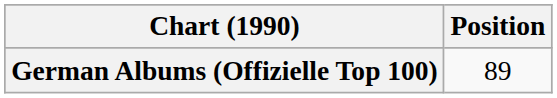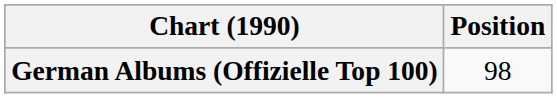(498, 69) 89 -> (498, 69) 98
